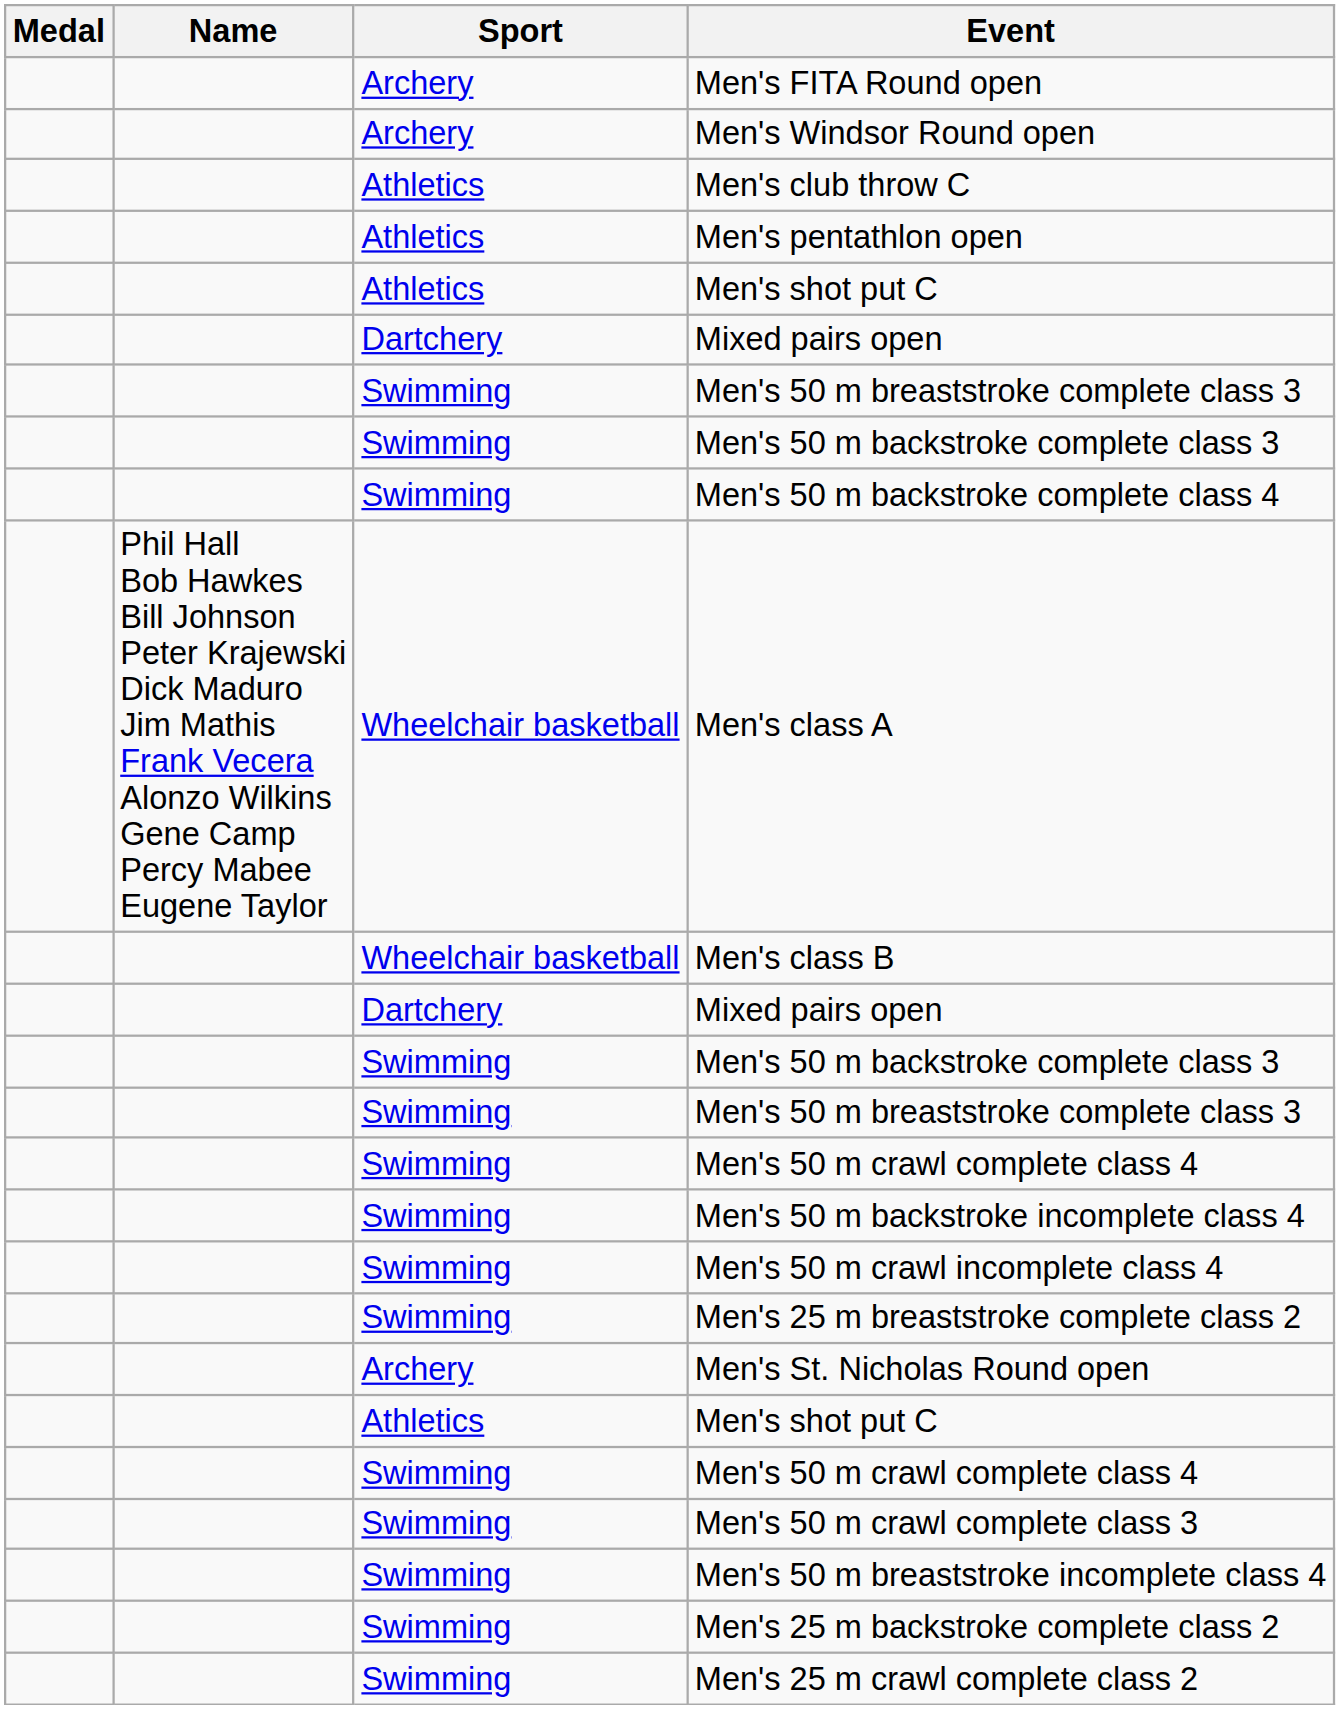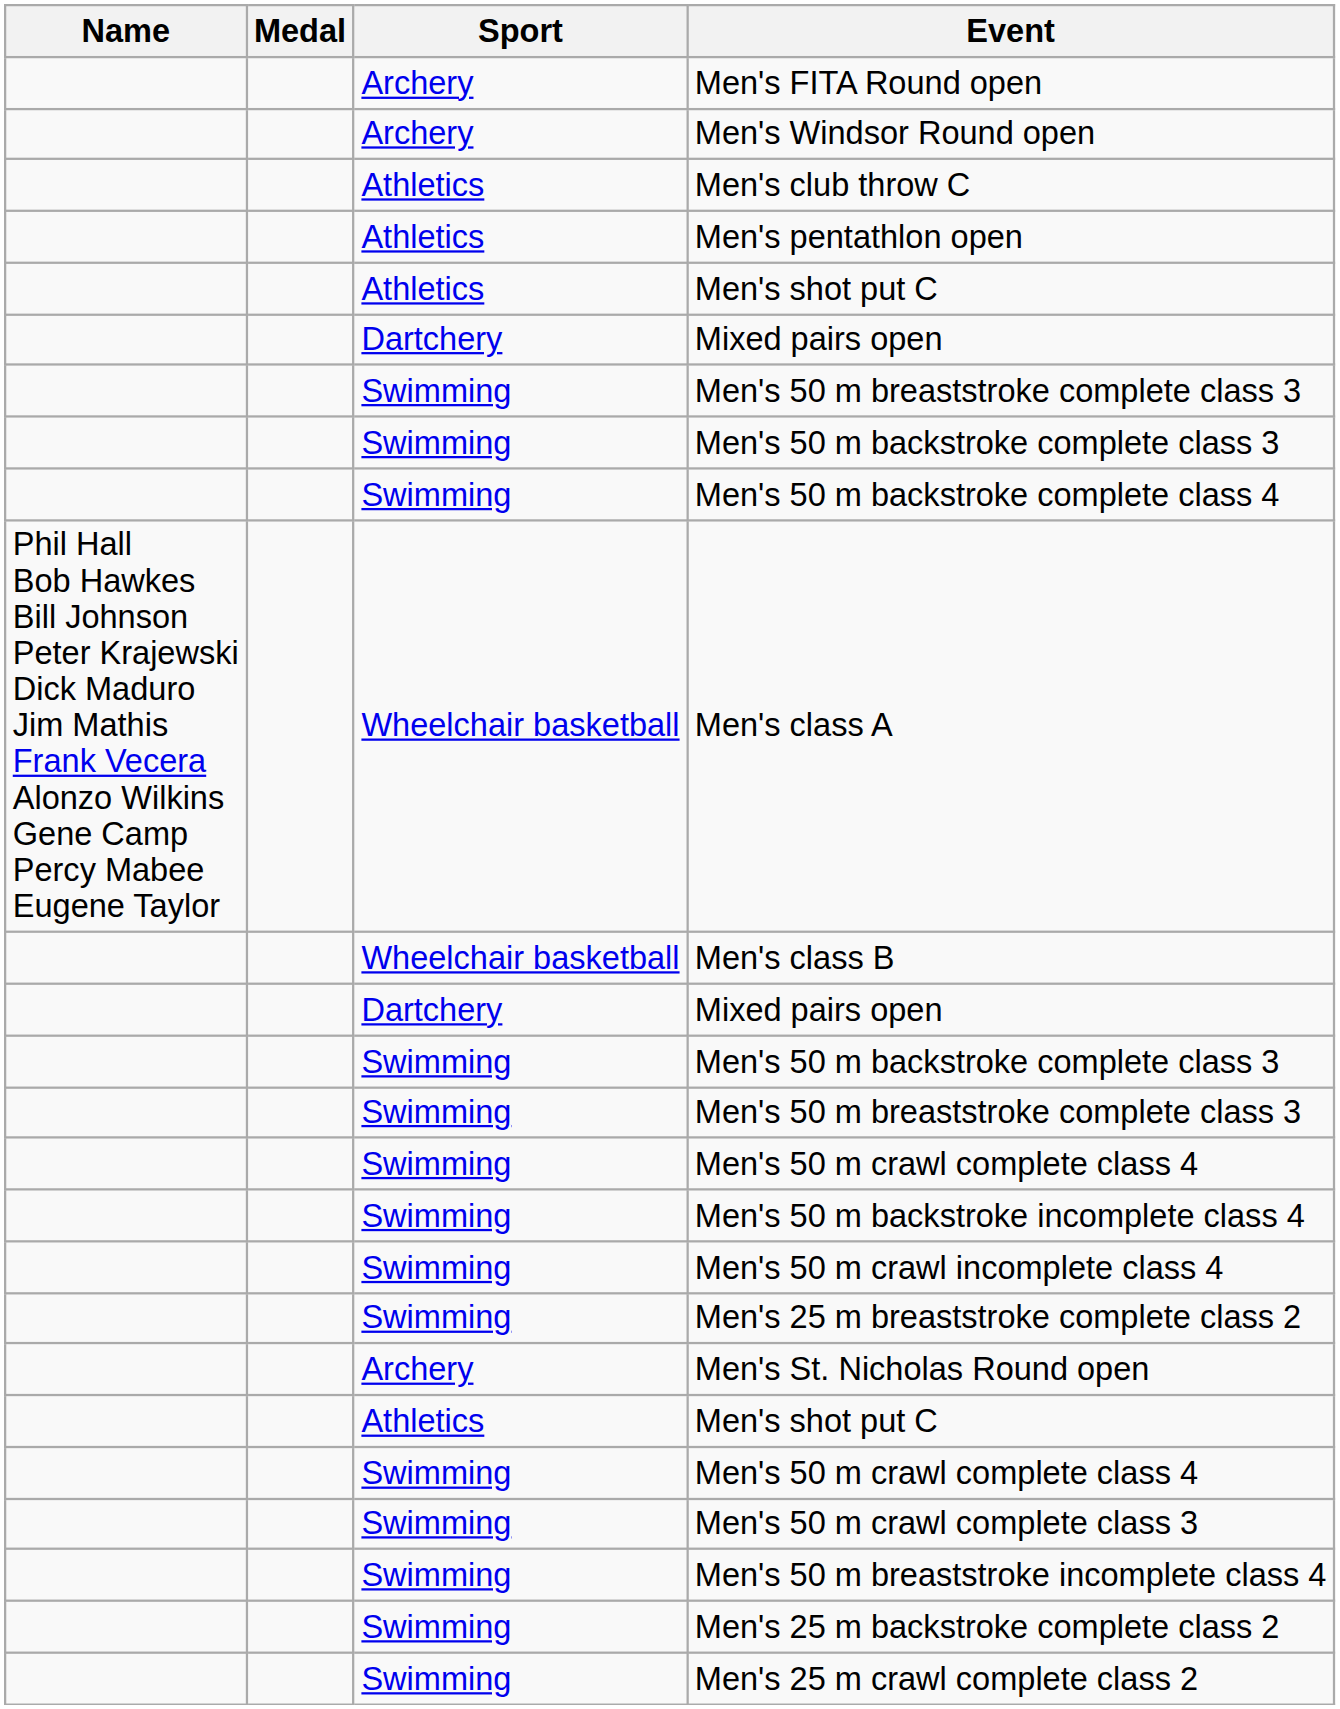columns swapped: (59, 31) <-> (233, 31)
